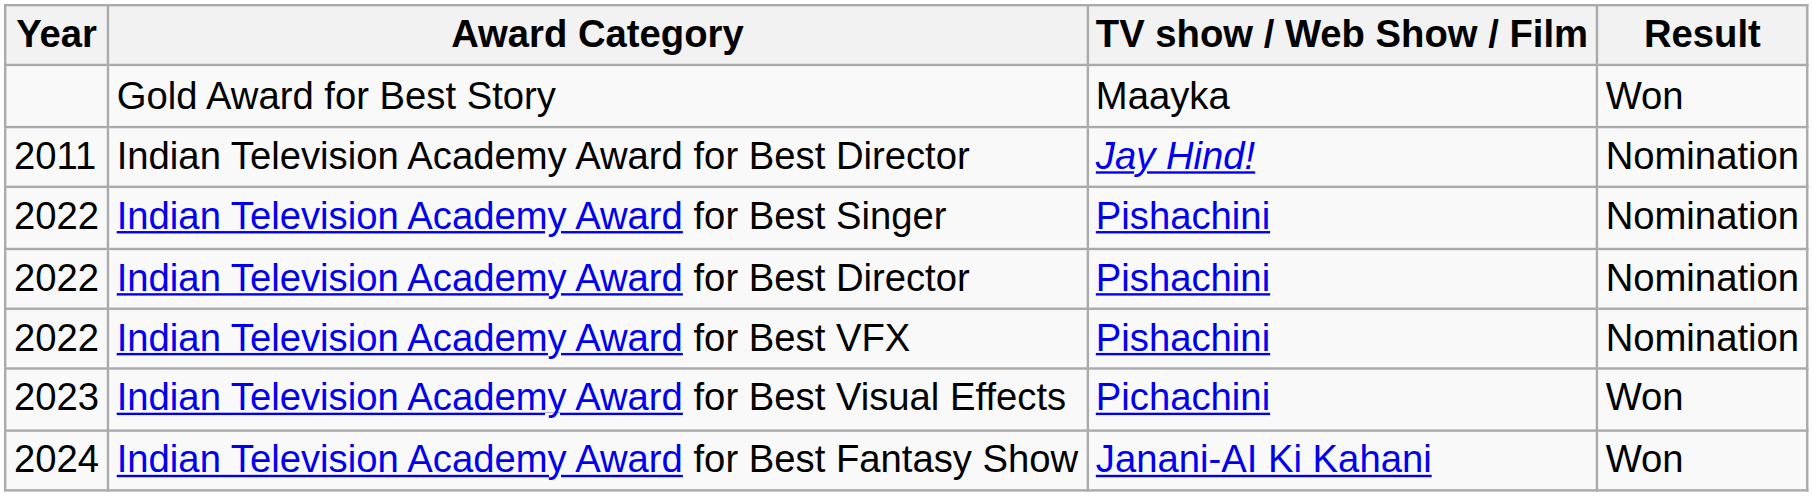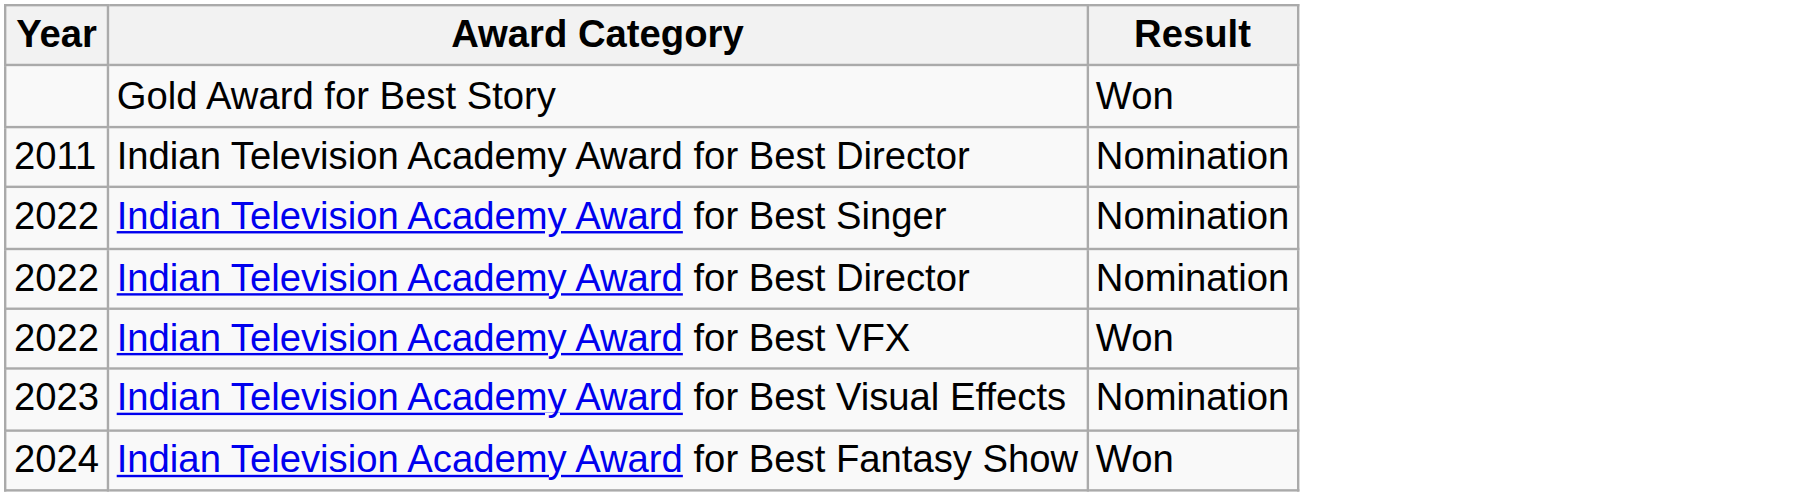- column: (1342, 34)
(1702, 338) Nomination -> (1135, 338) Won
(1645, 398) Won -> (1193, 398) Nomination
